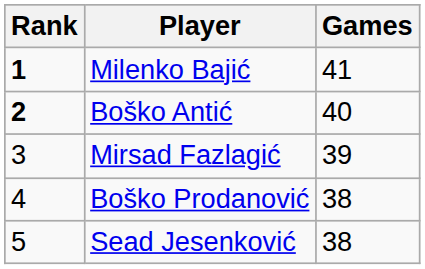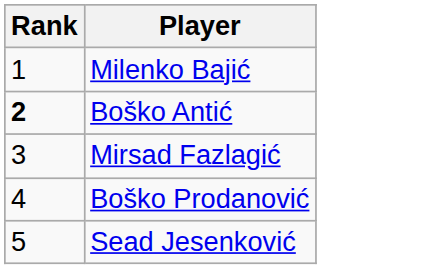- column: (367, 26)
(19, 69) bold -> (19, 69) normal
